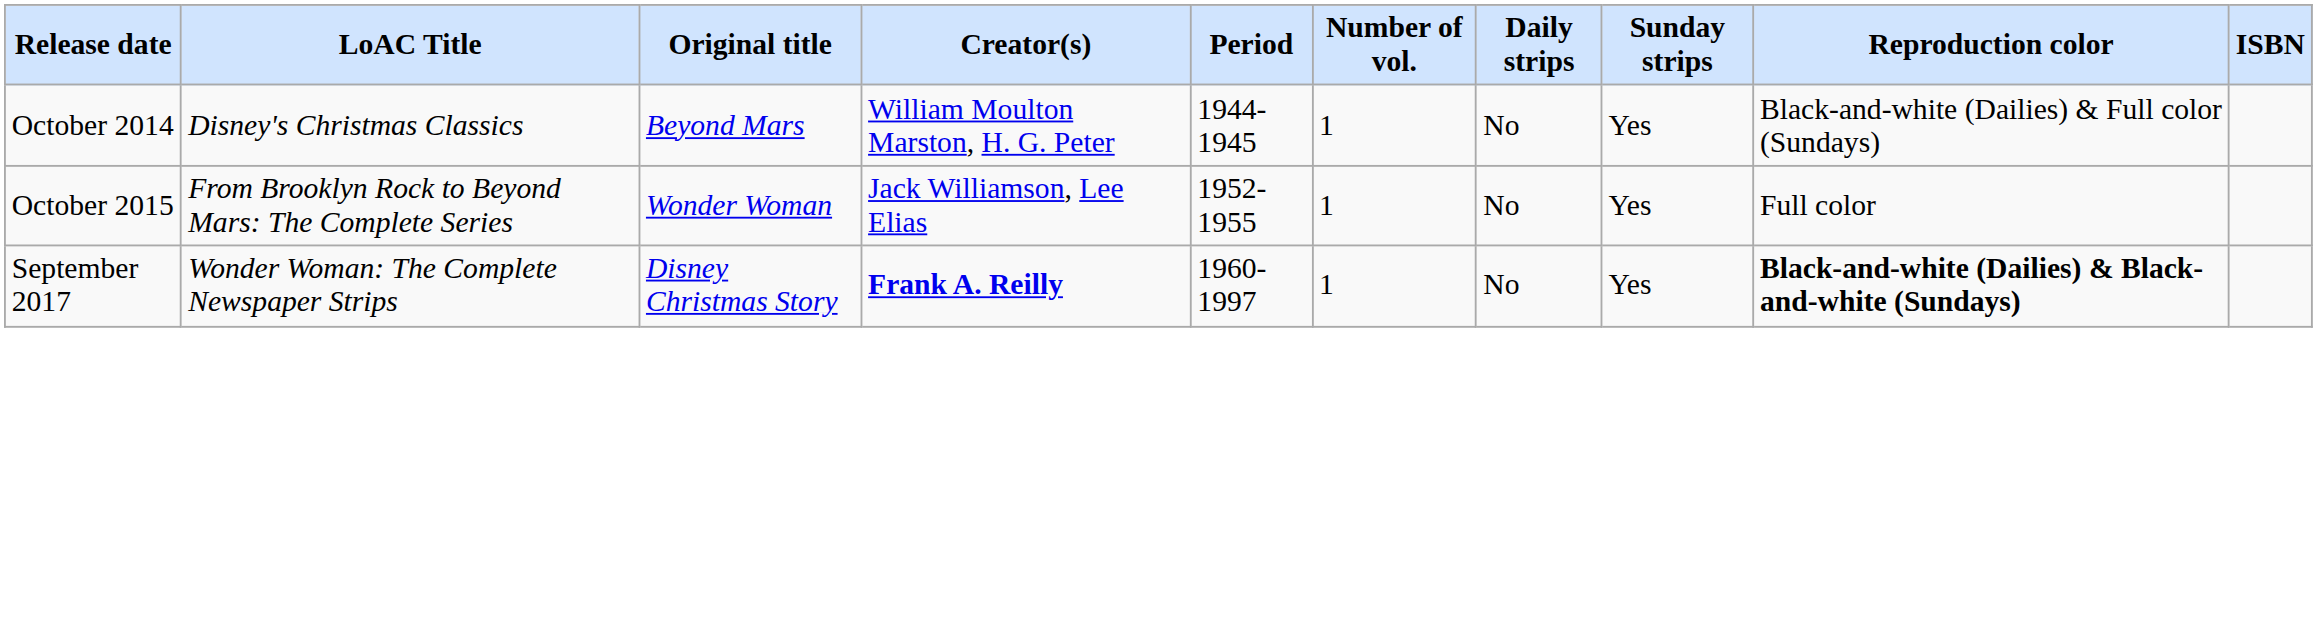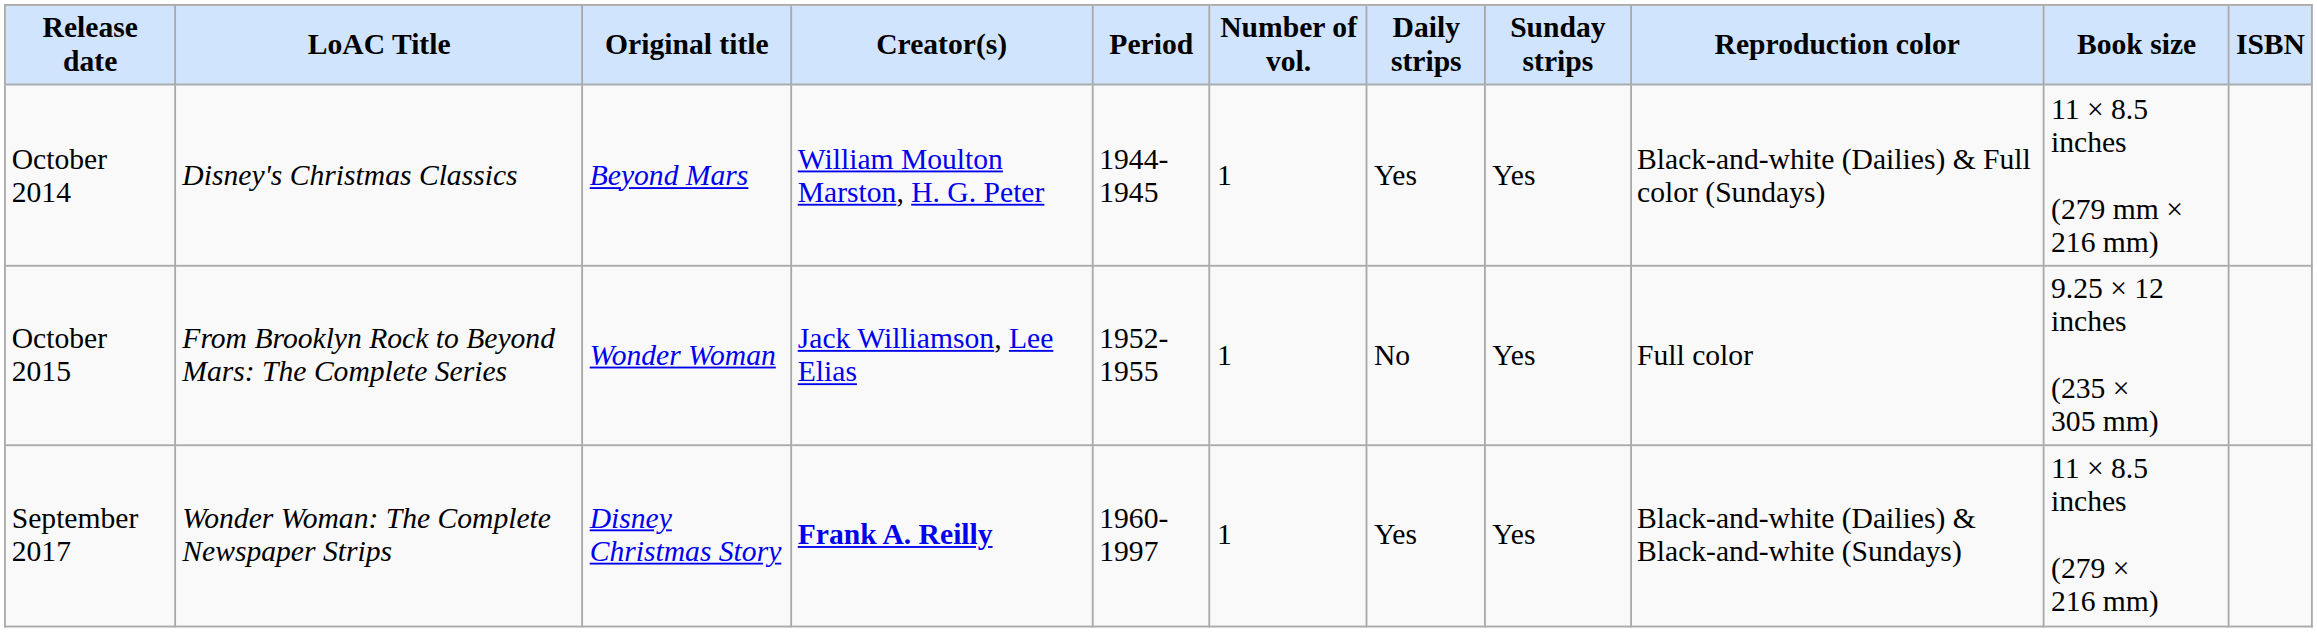+ column: (2137, 44)
(1501, 124) No -> (1395, 174) Yes
(1501, 285) No -> (1395, 535) Yes
(1982, 285) bold -> (1806, 535) normal
